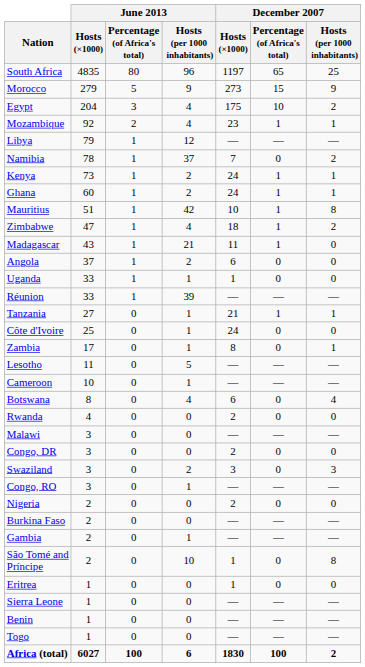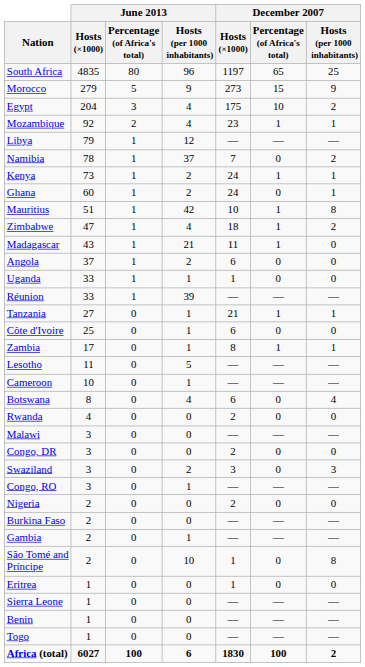(278, 192) 1 -> (278, 192) 0
(233, 330) 24 -> (233, 330) 6
(278, 348) 0 -> (278, 348) 1
